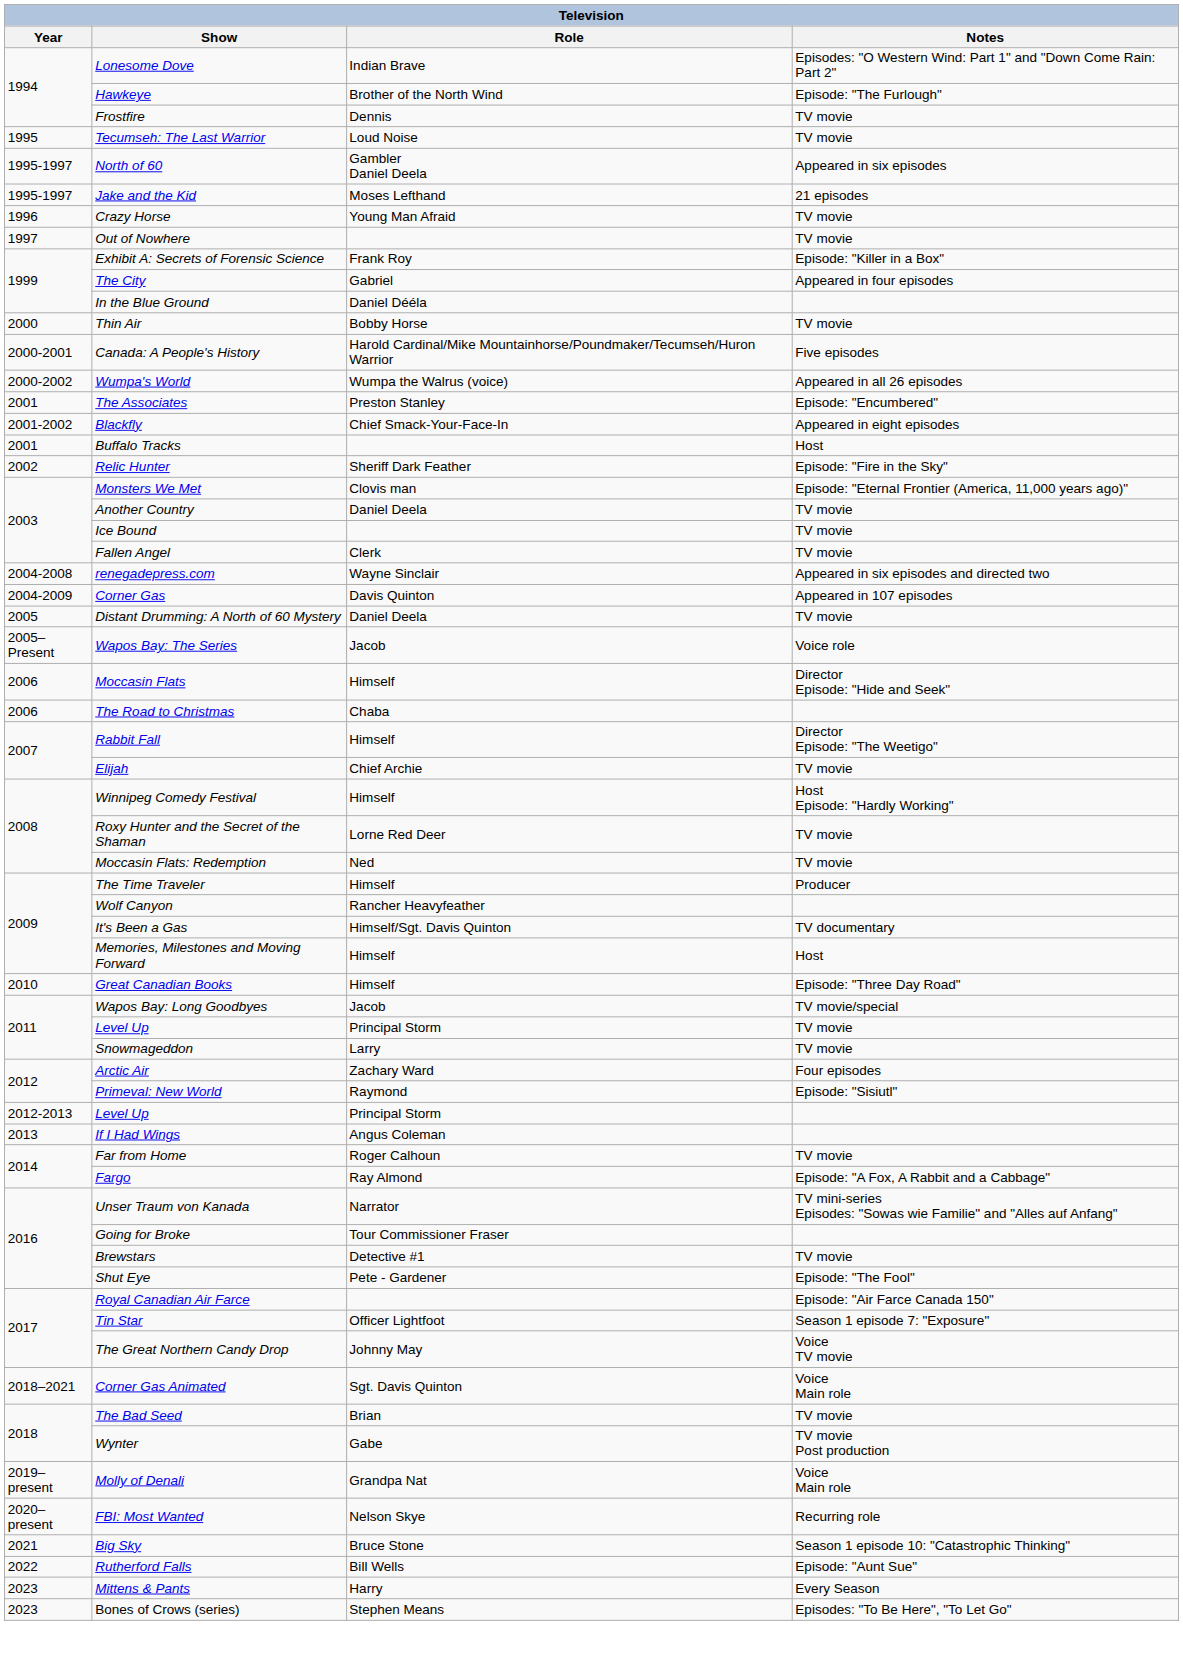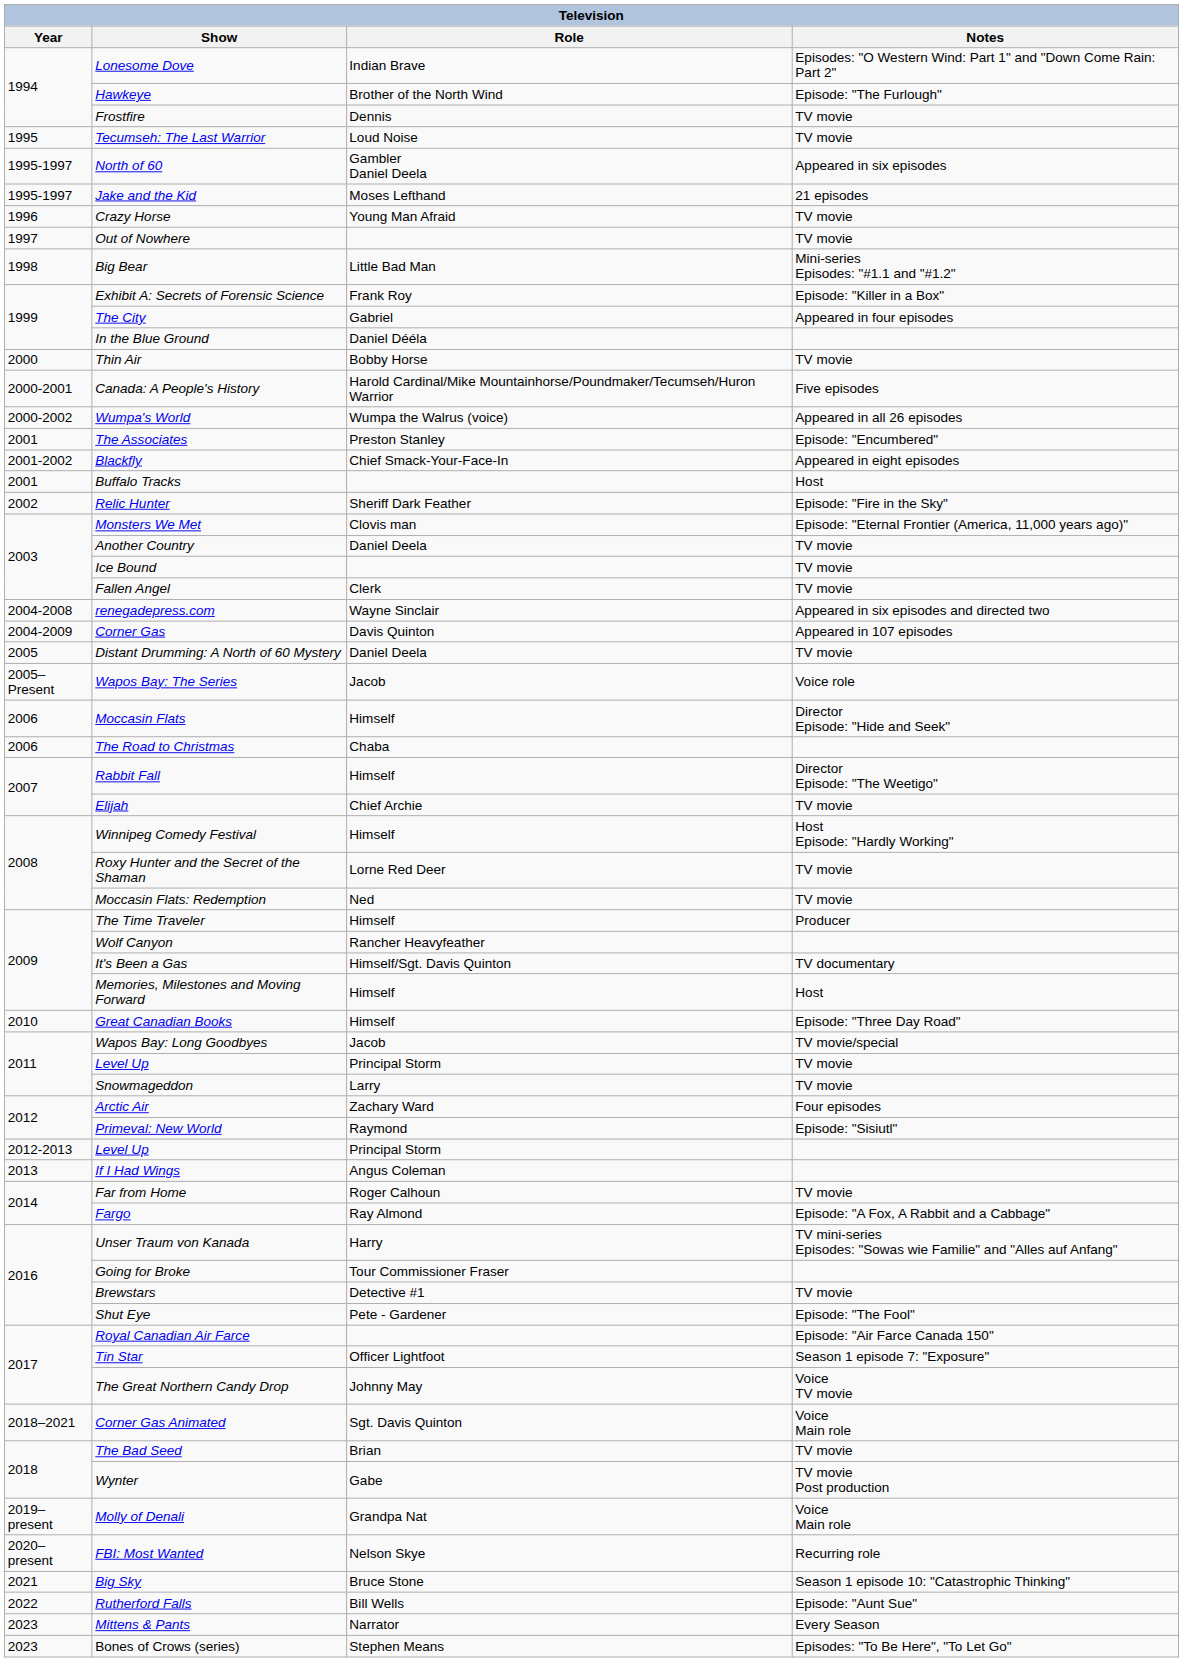+ row: (121, 267)
(374, 1206) Narrator -> (366, 1243) Harry
(366, 1588) Harry -> (374, 1625) Narrator
